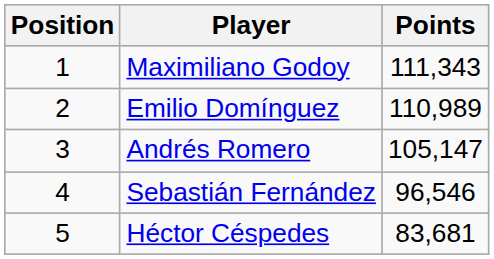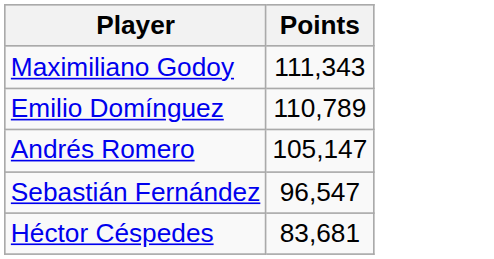- column: (63, 25)
(435, 108) 110,989 -> (320, 108) 110,789
(435, 191) 96,546 -> (320, 191) 96,547
